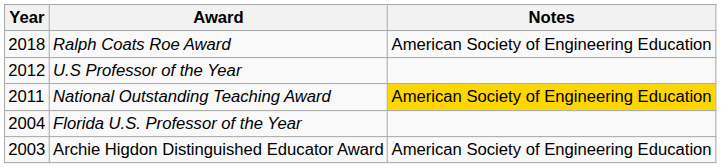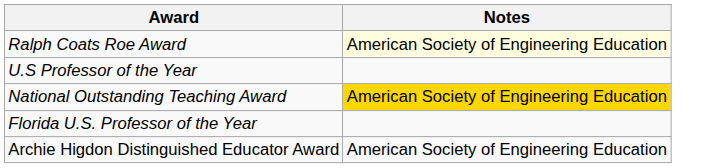- column: (27, 17)
(552, 44) no background -> (507, 44) lightyellow background
